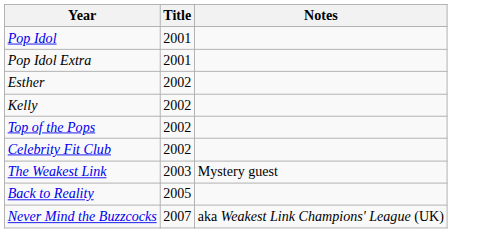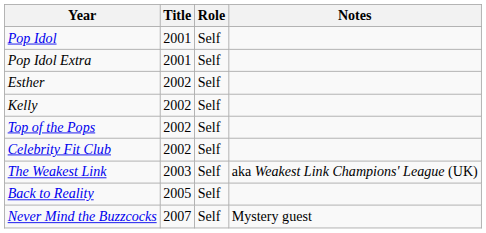+ column: (211, 15)
(238, 171) Mystery guest -> (355, 171) aka Weakest Link Champions' League (UK)
(321, 216) aka Weakest Link Champions' League (UK) -> (272, 216) Mystery guest
